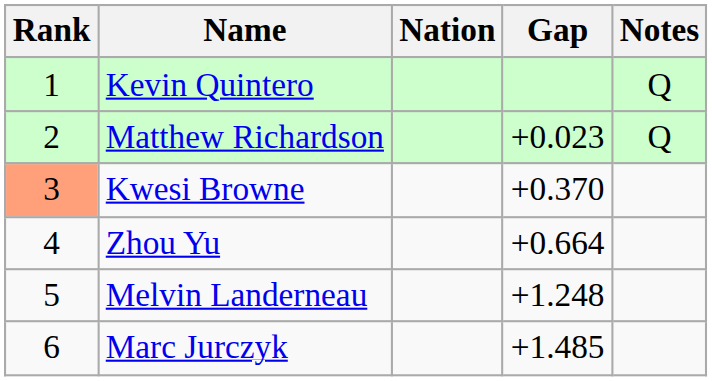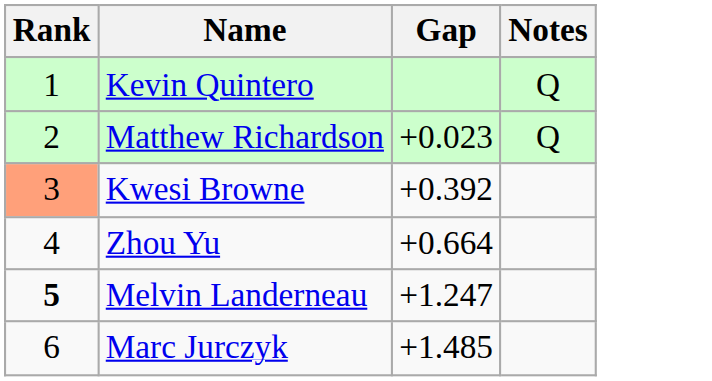- column: (447, 30)
(558, 189) +0.370 -> (446, 189) +0.392
(52, 294) normal -> (52, 294) bold
(558, 294) +1.248 -> (446, 294) +1.247
